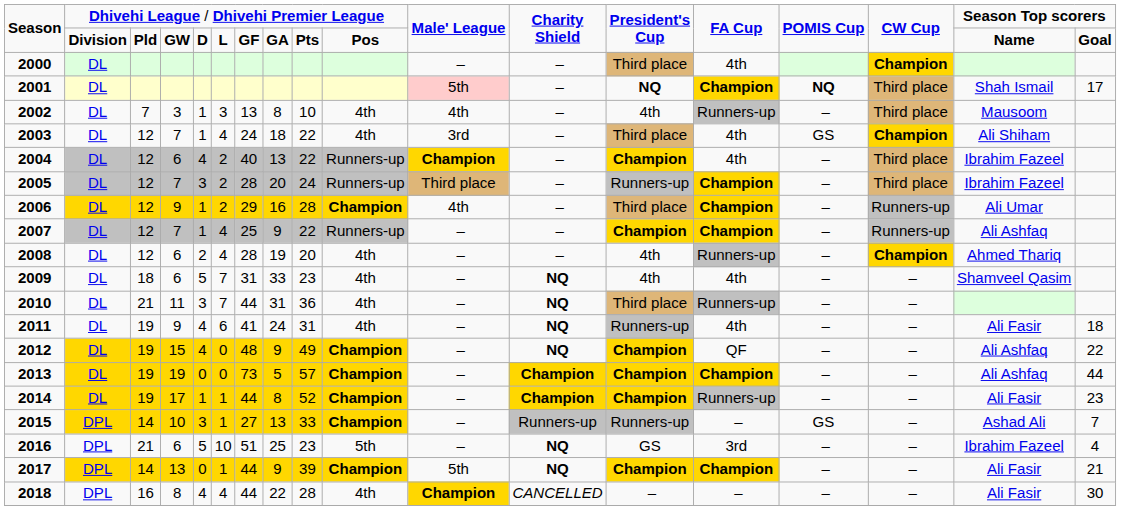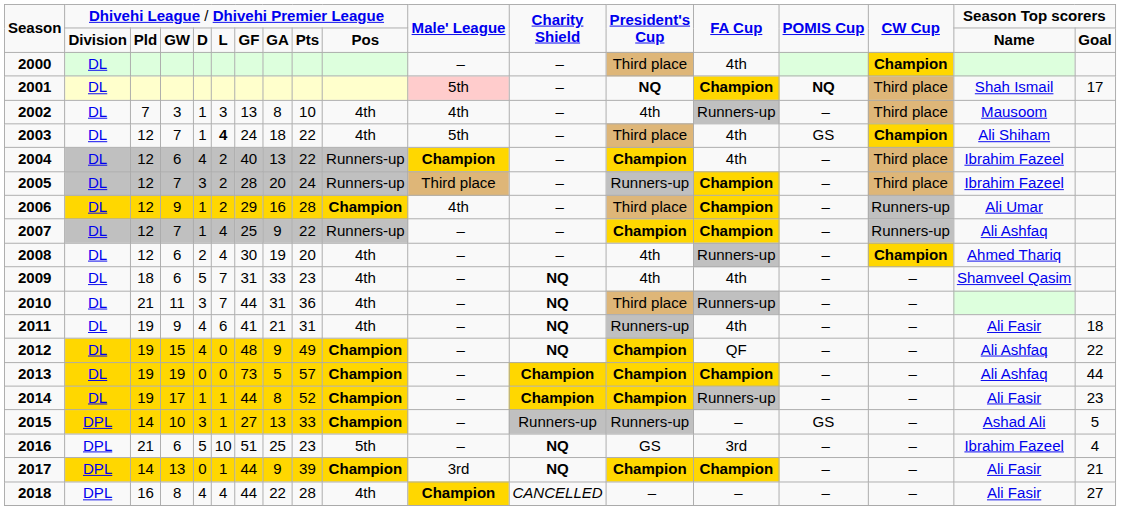(223, 135) normal -> (223, 135) bold
(459, 135) 3rd -> (459, 135) 5th
(249, 254) 28 -> (249, 254) 30
(278, 326) 24 -> (278, 326) 21
(1095, 421) 7 -> (1095, 421) 5
(459, 469) 5th -> (459, 469) 3rd
(1095, 493) 30 -> (1095, 493) 27
